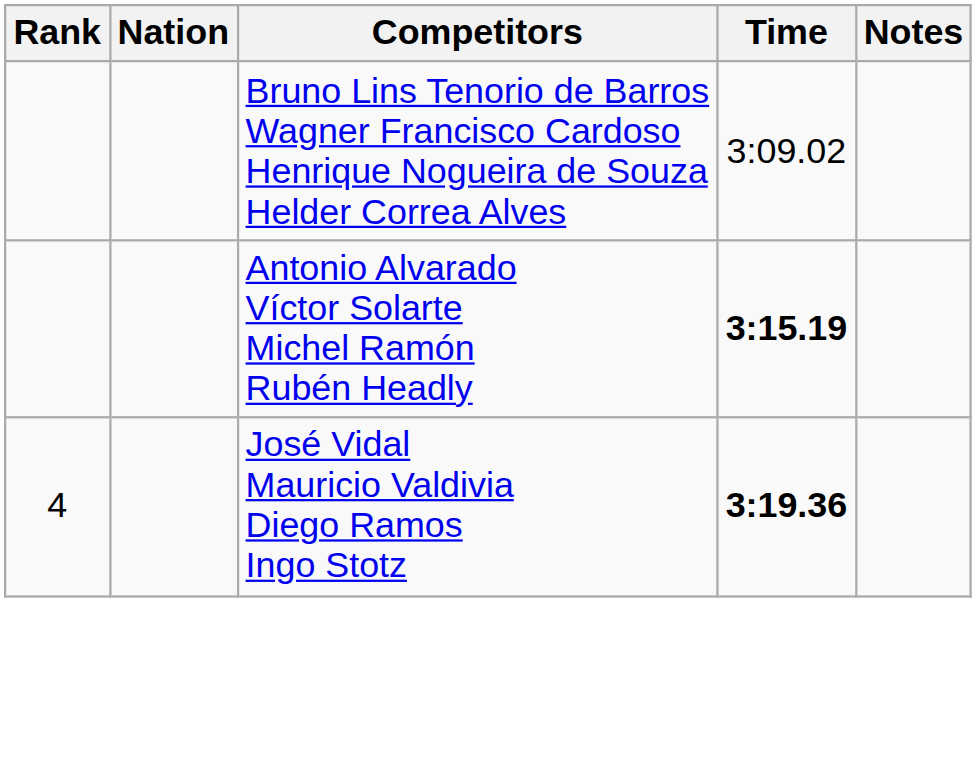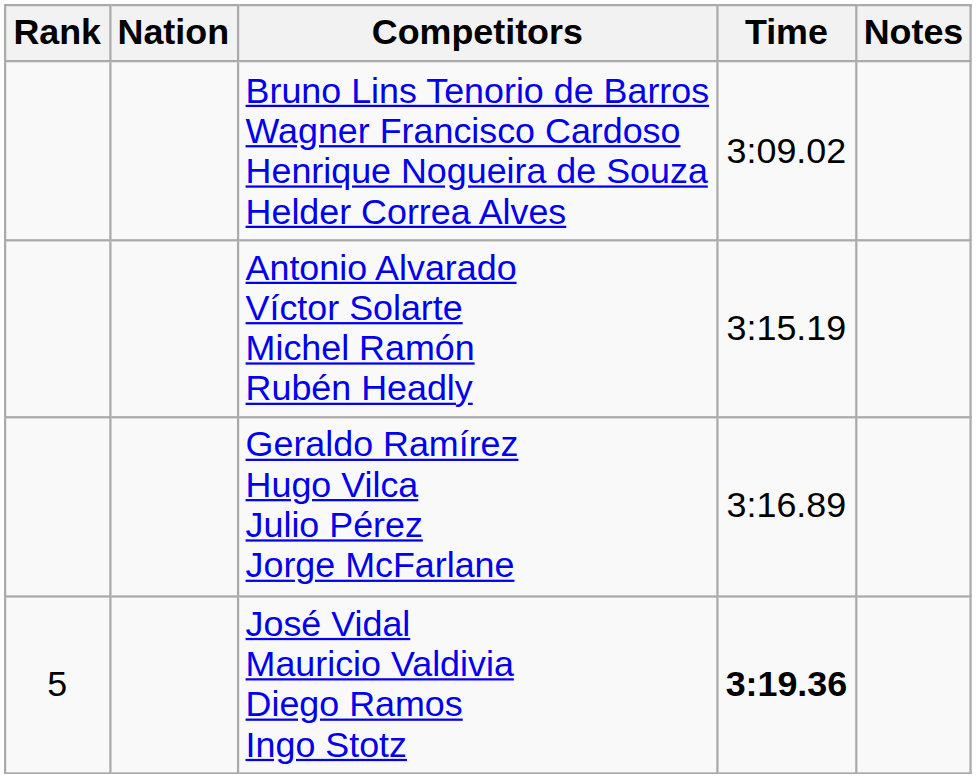(786, 328) bold -> (786, 328) normal
+ row: (382, 505)
(57, 505) 4 -> (57, 683) 5
